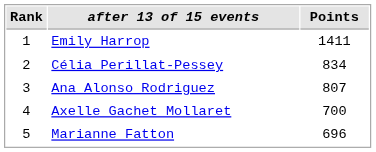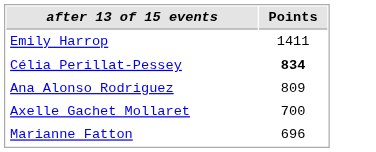- column: (26, 17)
(334, 65) normal -> (293, 65) bold
(334, 88) 807 -> (293, 88) 809
